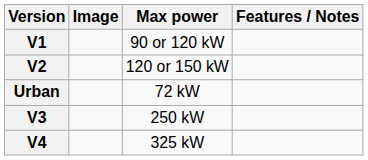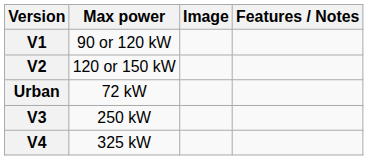columns swapped: (96, 17) <-> (177, 17)
